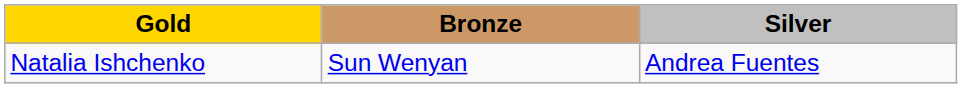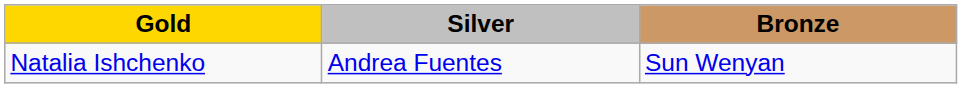columns swapped: (798, 23) <-> (481, 23)
